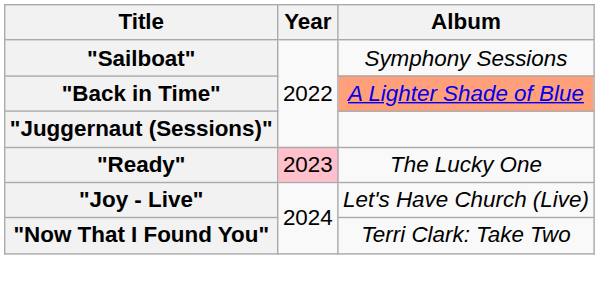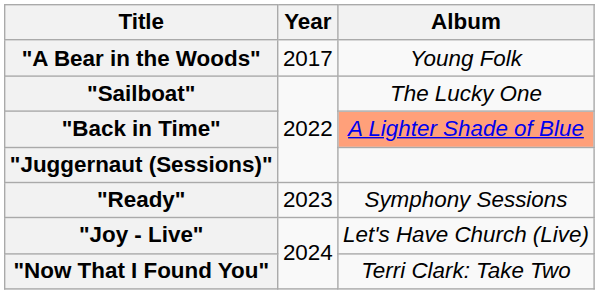+ row: (141, 57)
(466, 57) Symphony Sessions -> (466, 93) The Lucky One
(308, 164) pink background -> (308, 199) no background
(466, 164) The Lucky One -> (466, 199) Symphony Sessions
